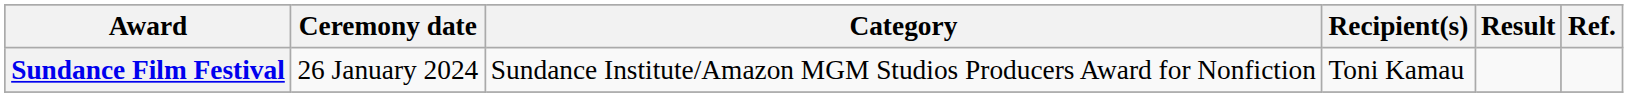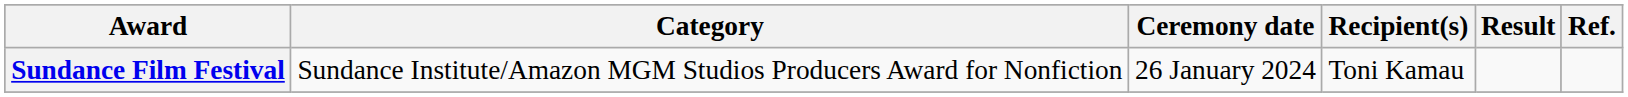columns swapped: (388, 26) <-> (903, 26)
